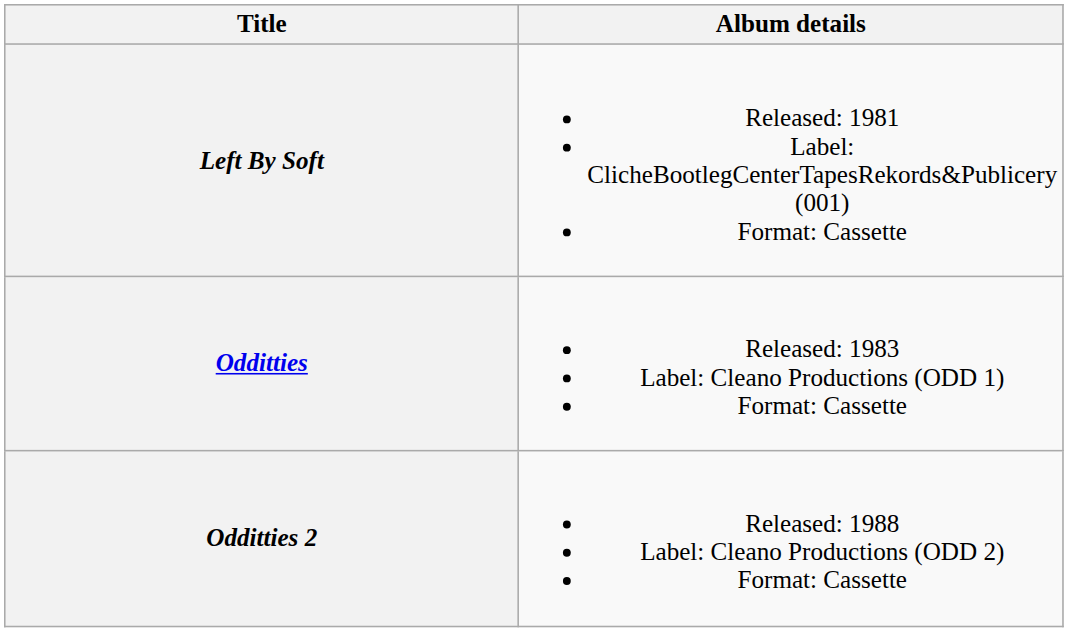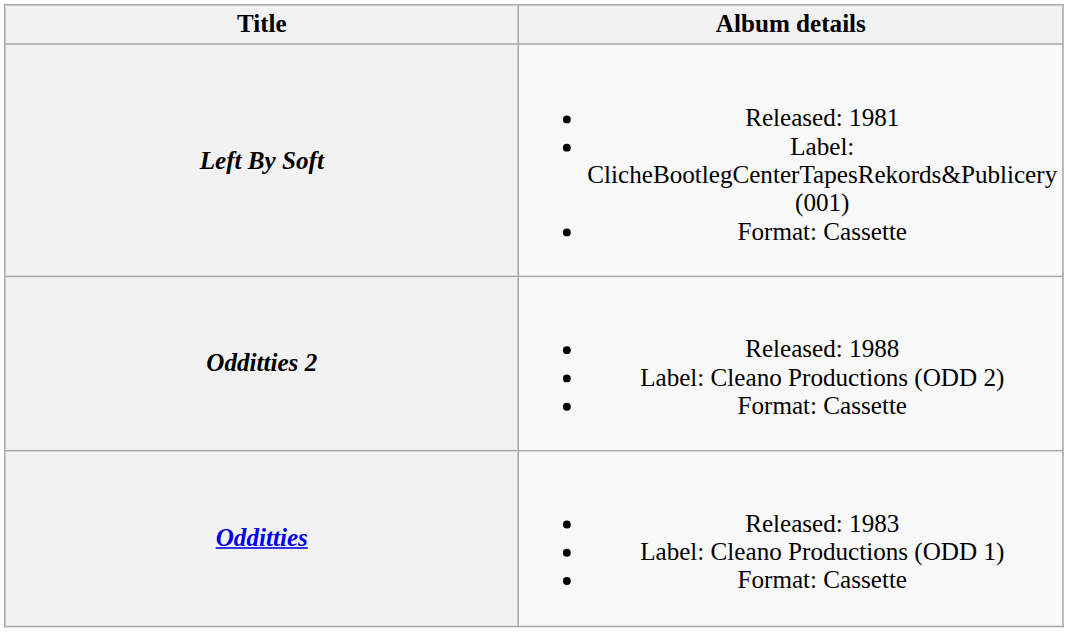rows swapped: (262, 363) <-> (262, 538)
